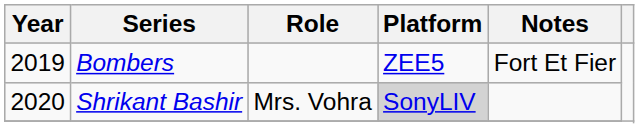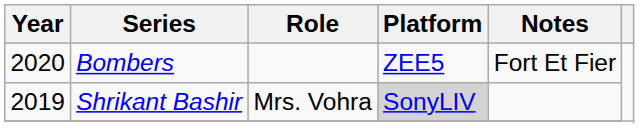(38, 62) 2019 -> (38, 62) 2020
(38, 101) 2020 -> (38, 101) 2019
